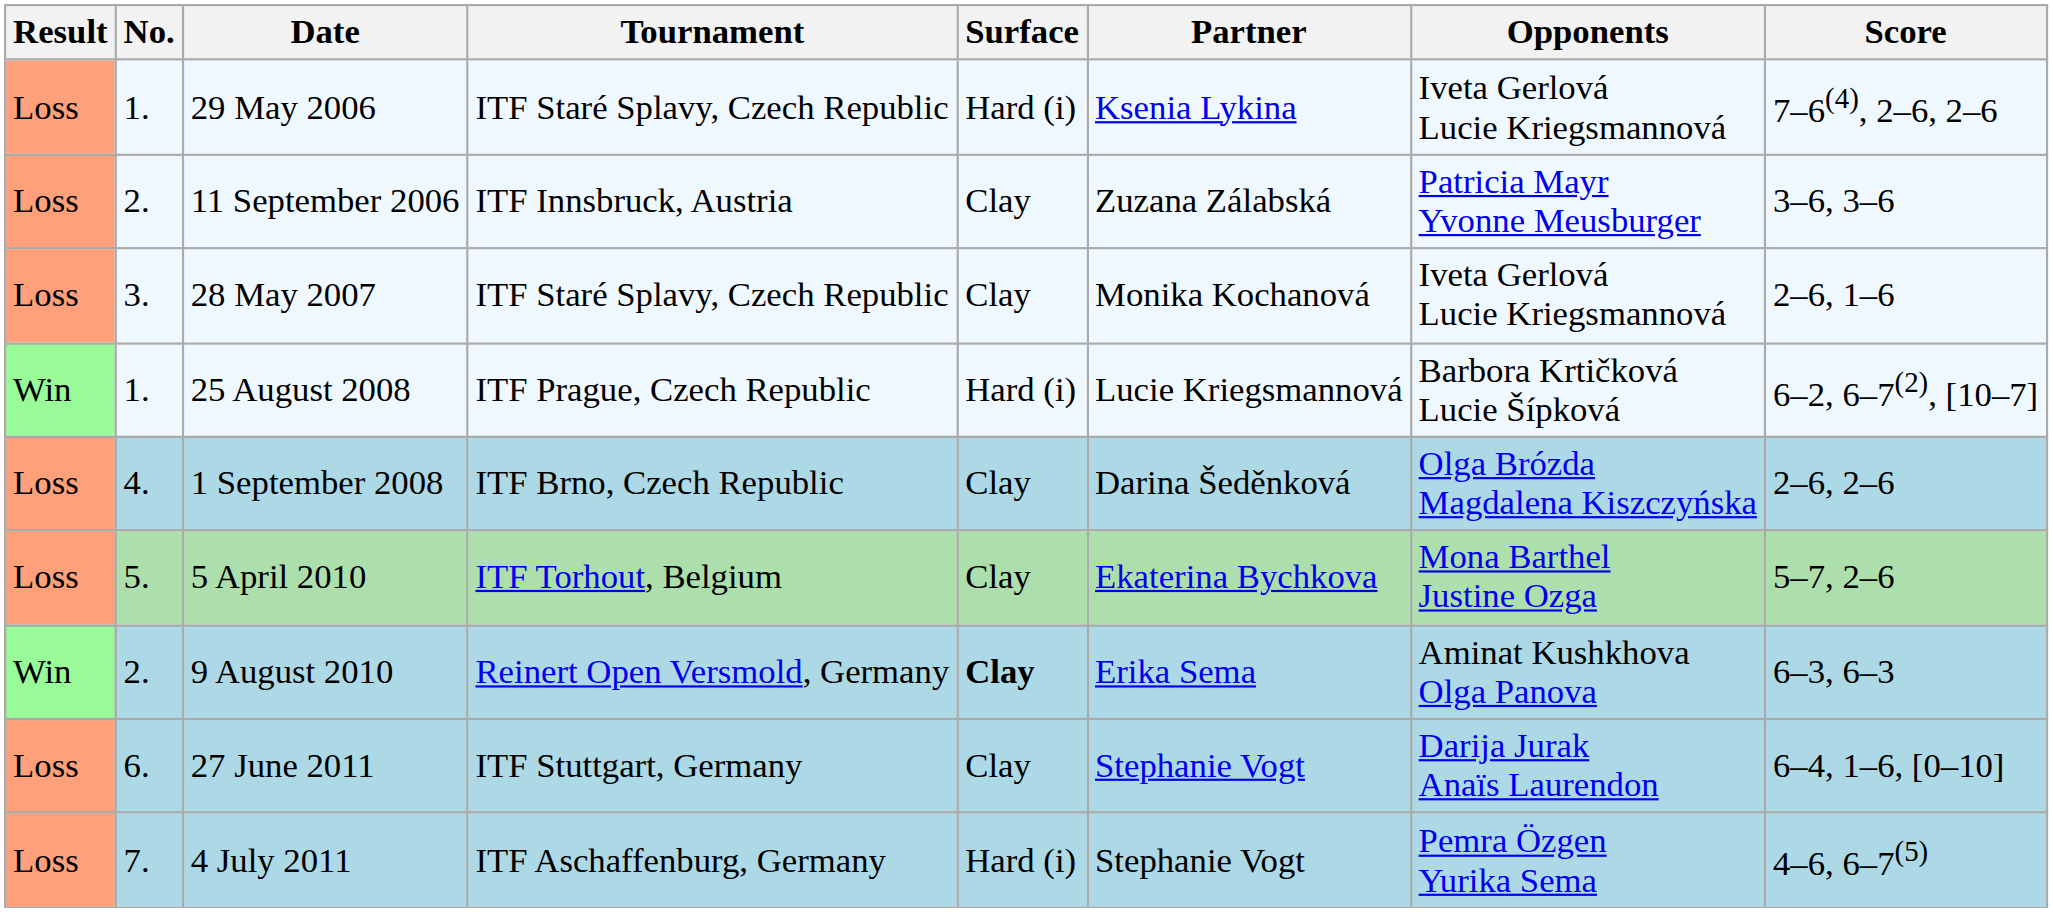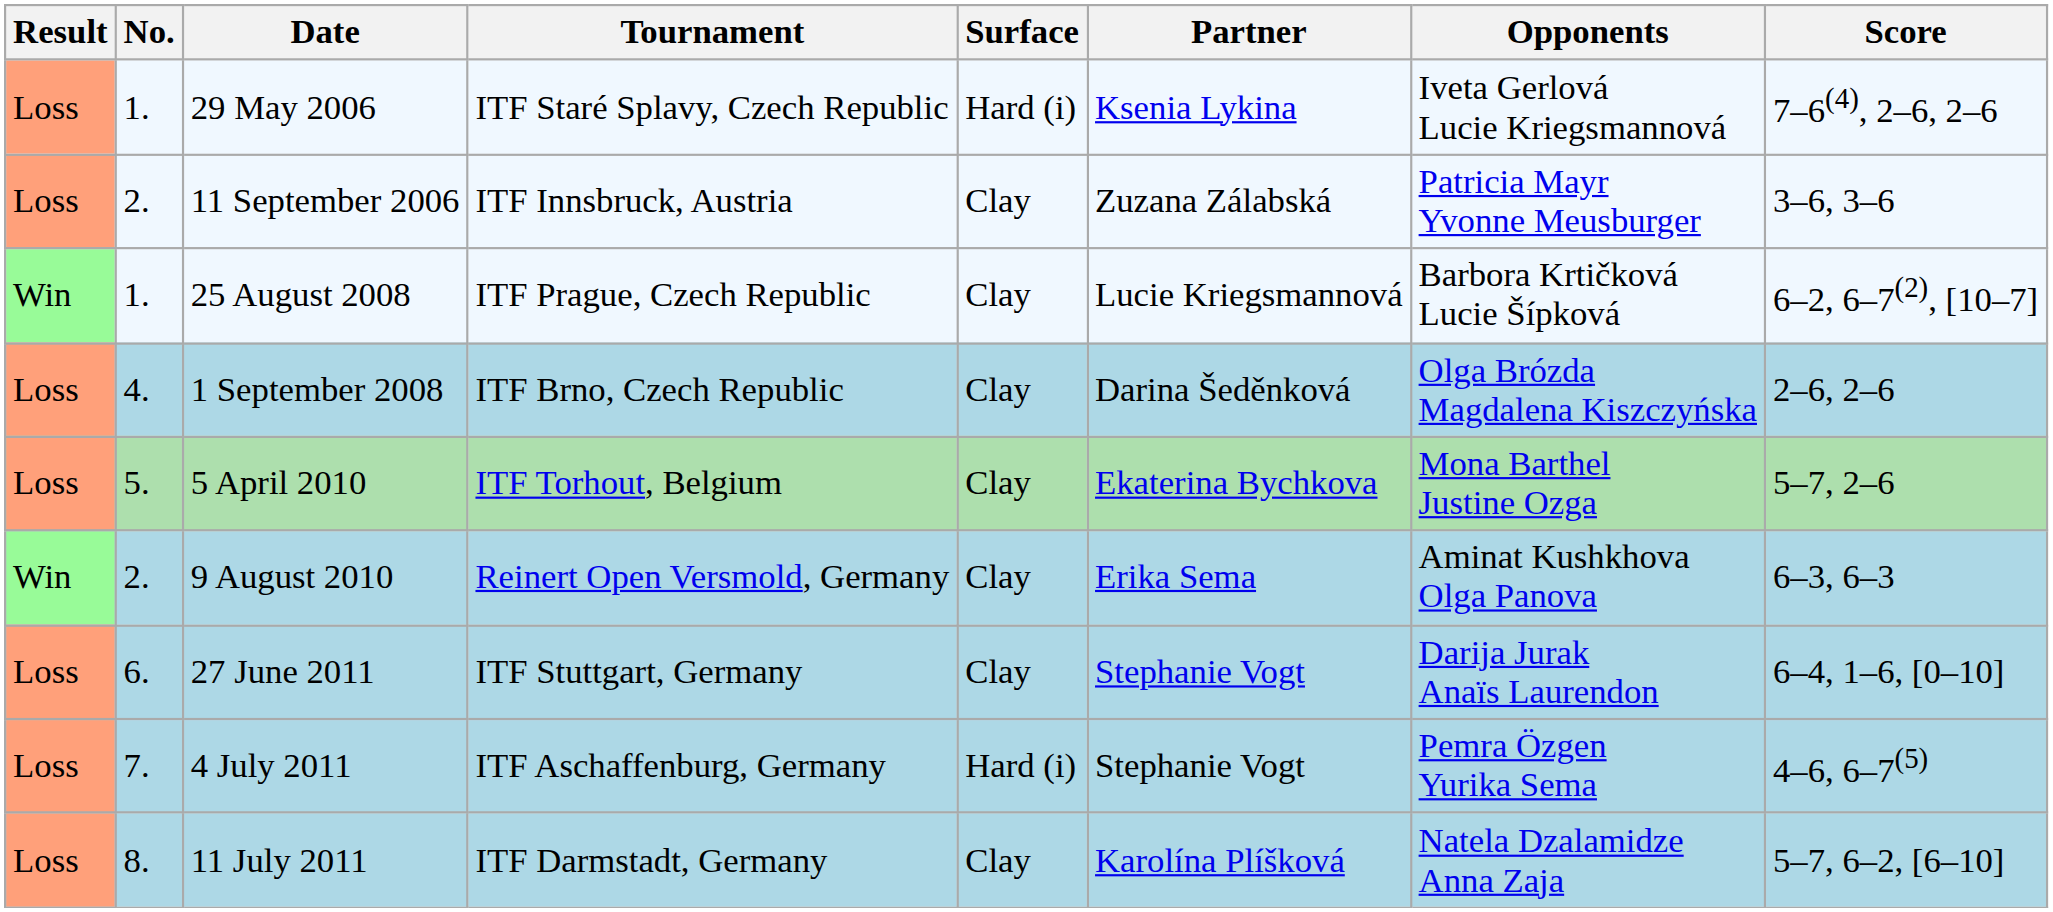- row: (283, 294)
(1021, 388) Hard (i) -> (998, 294) Clay
(1000, 671) bold -> (998, 577) normal
+ row: (279, 859)
